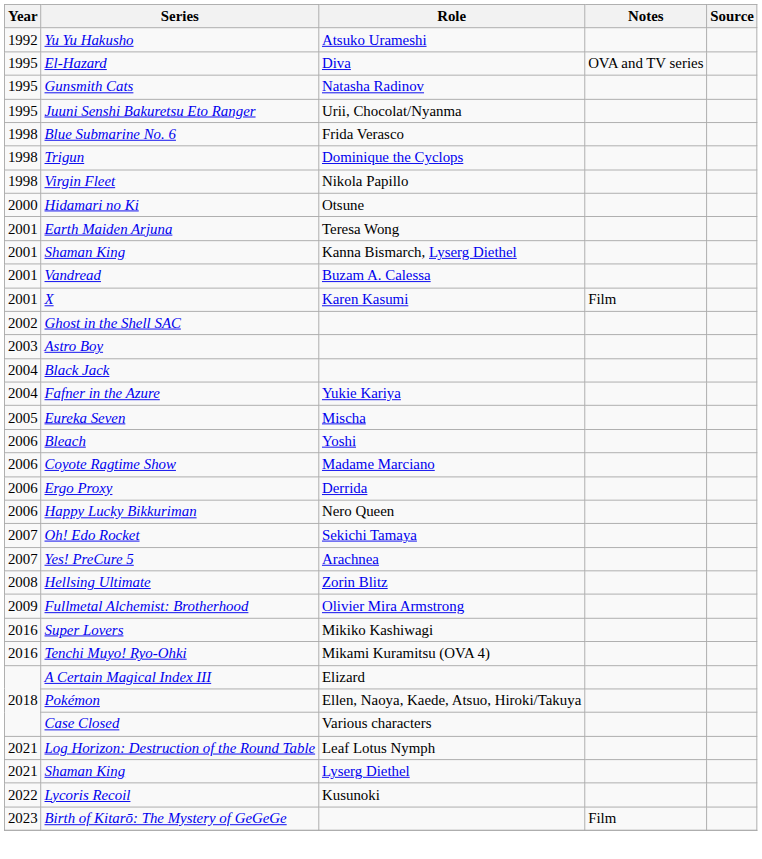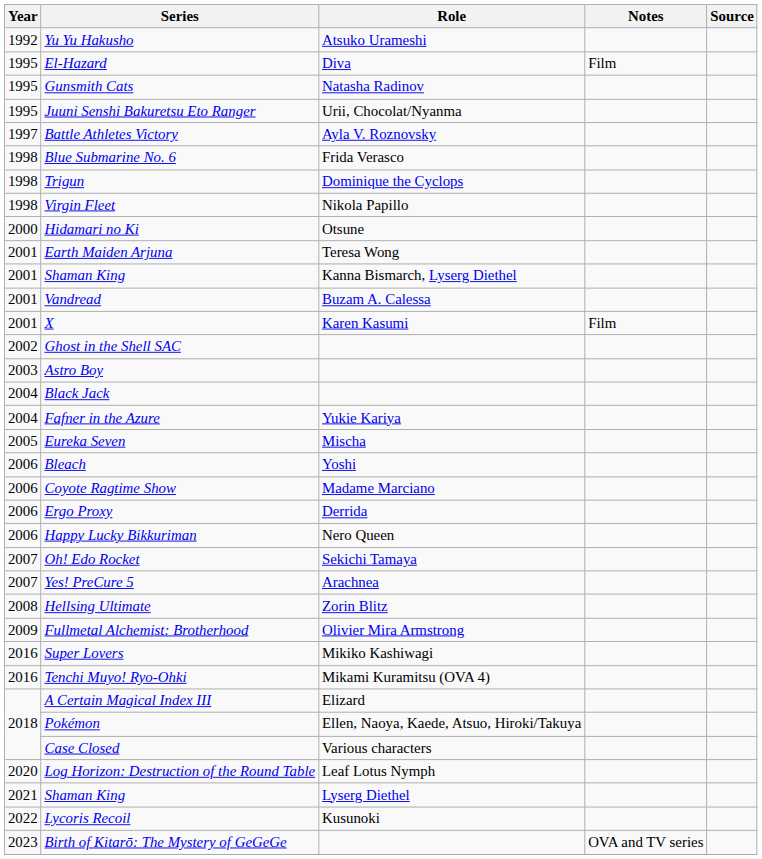(646, 63) OVA and TV series -> (602, 63) Film
+ row: (111, 134)
(23, 747) 2021 -> (23, 771) 2020
(602, 818) Film -> (646, 842) OVA and TV series
